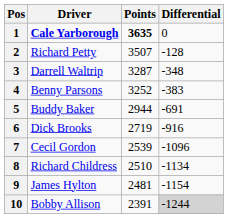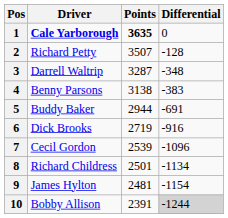(140, 90) 3252 -> (140, 90) 3138
(140, 166) 2510 -> (140, 166) 2501
